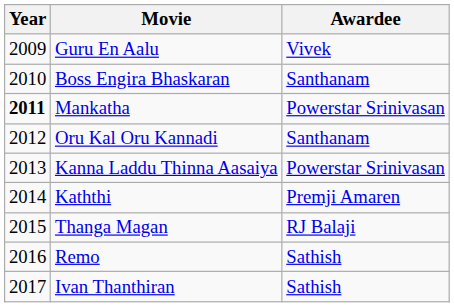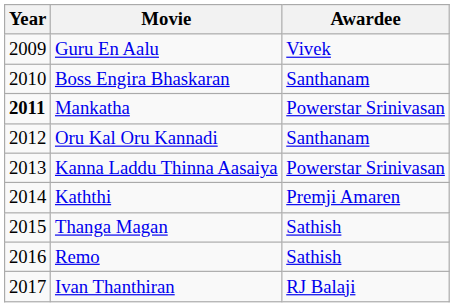(321, 227) RJ Balaji -> (314, 227) Sathish
(314, 286) Sathish -> (321, 286) RJ Balaji
